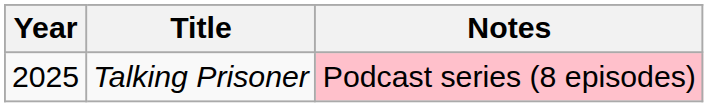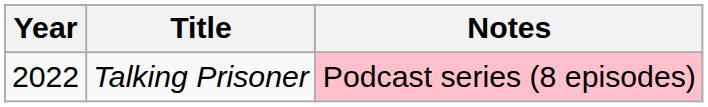(46, 76) 2025 -> (46, 76) 2022
